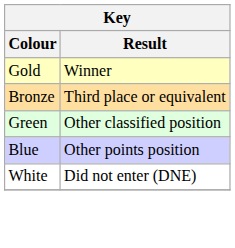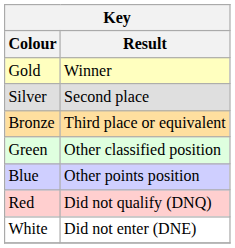+ row: (28, 96)
+ row: (21, 202)
